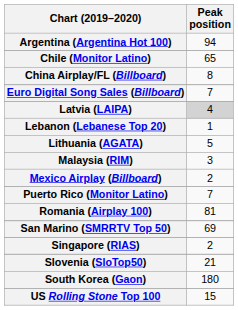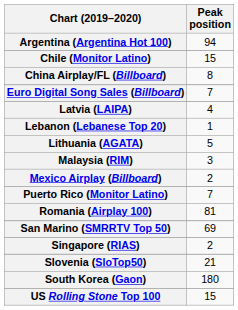(210, 59) 65 -> (210, 59) 15
(210, 110) lightgrey background -> (210, 110) no background
